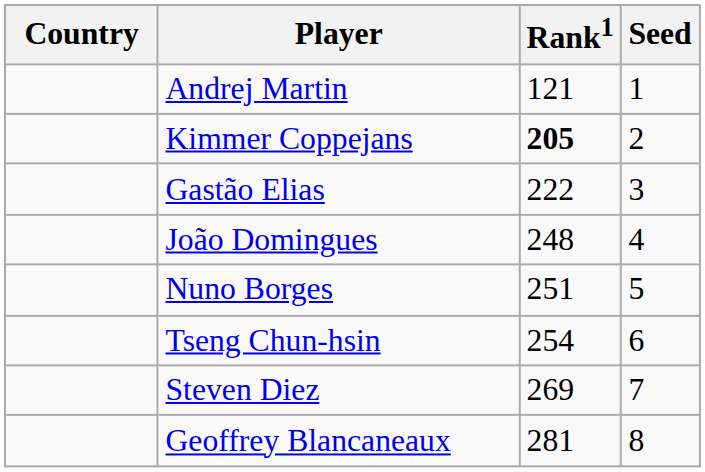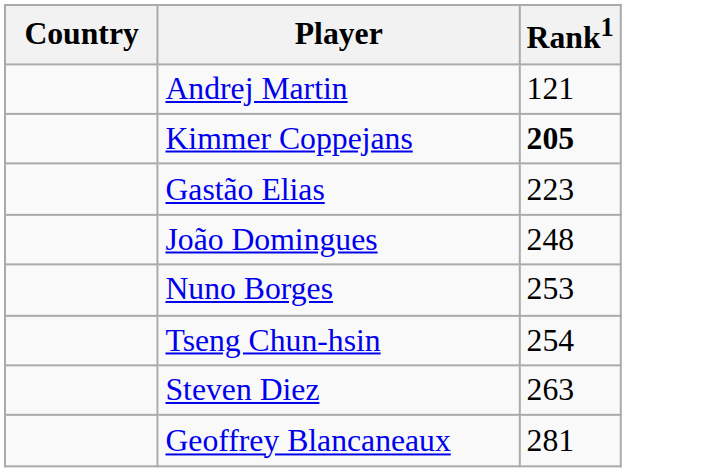- column: (660, 33)
(550, 188) 222 -> (550, 188) 223
(550, 289) 251 -> (550, 289) 253
(550, 389) 269 -> (550, 389) 263
